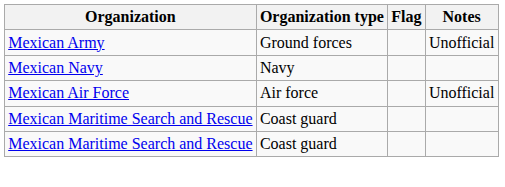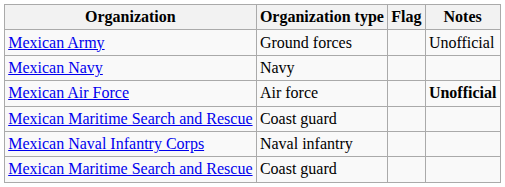(462, 93) normal -> (463, 93) bold
+ row: (106, 144)
